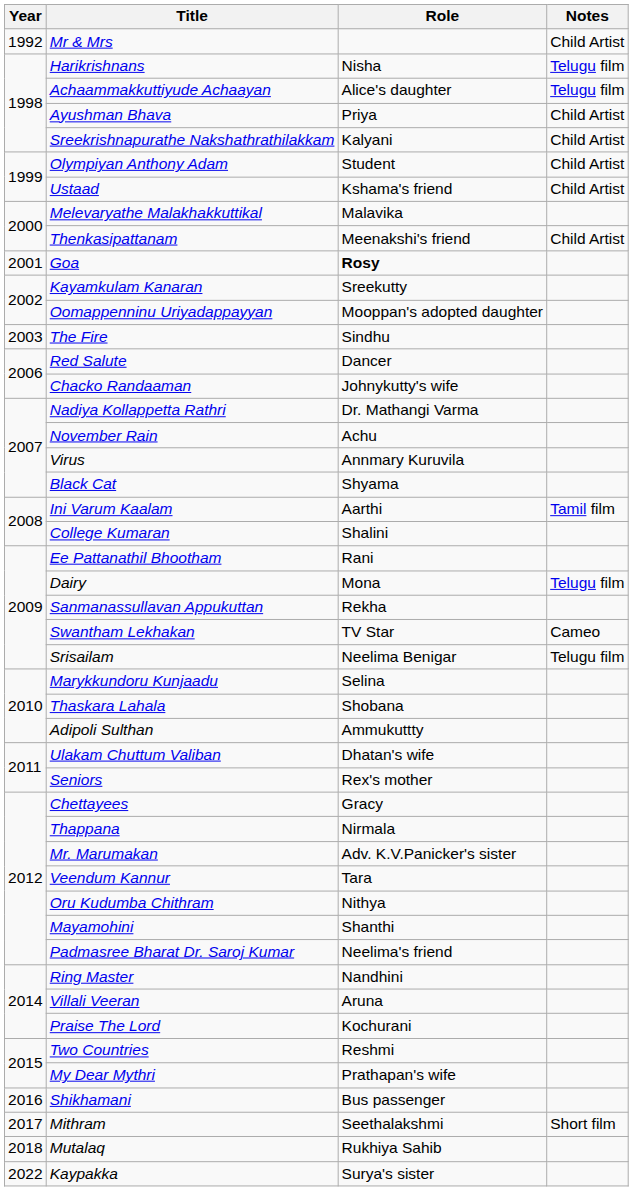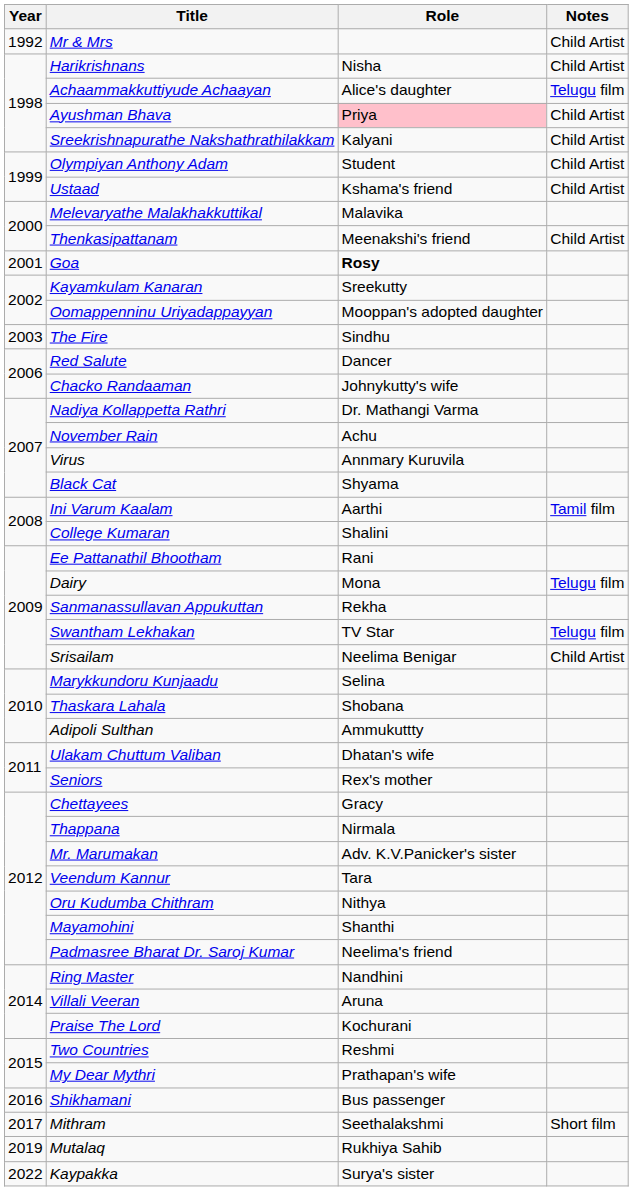(587, 66) Telugu film -> (587, 66) Child Artist
(359, 115) no background -> (359, 115) pink background
(575, 632) Cameo -> (587, 632) Telugu film
(587, 656) Telugu film -> (587, 656) Child Artist
(25, 1149) 2018 -> (25, 1149) 2019
